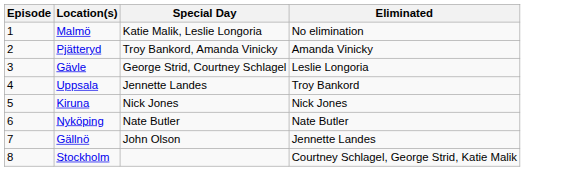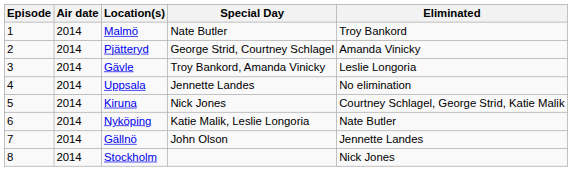+ column: (78, 13)
(192, 31) Katie Malik, Leslie Longoria -> (199, 31) Nate Butler
(328, 31) No elimination -> (373, 31) Troy Bankord
(200, 49) Troy Bankord, Amanda Vinicky -> (252, 49) George Strid, Courtney Schlagel
(205, 67) George Strid, Courtney Schlagel -> (248, 67) Troy Bankord, Amanda Vinicky
(326, 85) Troy Bankord -> (375, 85) No elimination
(319, 103) Nick Jones -> (452, 103) Courtney Schlagel, George Strid, Katie Malik
(151, 121) Nate Butler -> (240, 121) Katie Malik, Leslie Longoria
(404, 157) Courtney Schlagel, George Strid, Katie Malik -> (367, 157) Nick Jones
